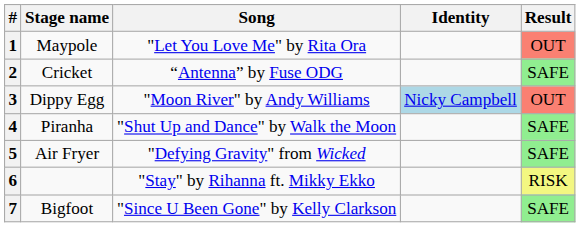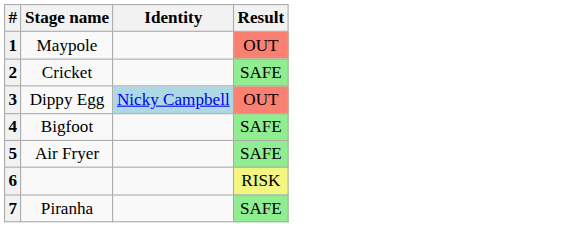- column: (257, 18)
(67, 126) Piranha -> (67, 126) Bigfoot
(67, 208) Bigfoot -> (67, 208) Piranha
